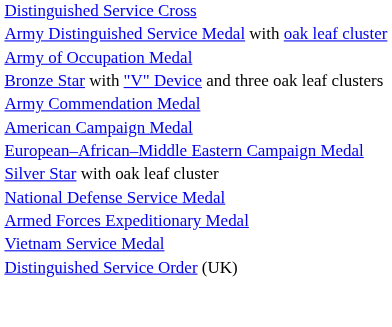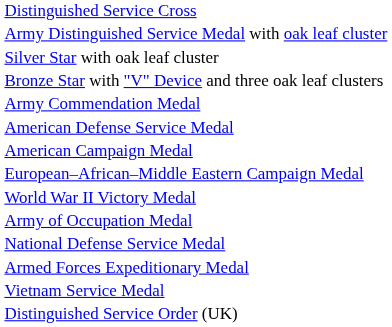rows swapped: (112, 173) <-> (98, 57)
+ row: (119, 127)
+ row: (100, 197)
